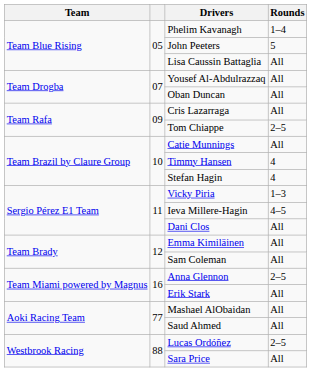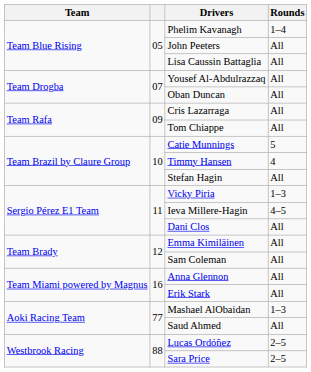(273, 45) 5 -> (277, 45) All
(278, 128) 2–5 -> (277, 128) All
(277, 144) All -> (273, 144) 5
(273, 177) 4 -> (277, 177) All
(278, 276) 2–5 -> (277, 276) All
(277, 309) All -> (278, 309) 1–3
(277, 359) All -> (278, 359) 2–5
